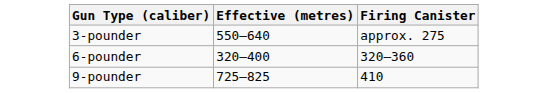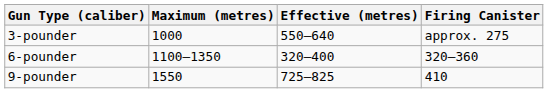+ column: (213, 15)
